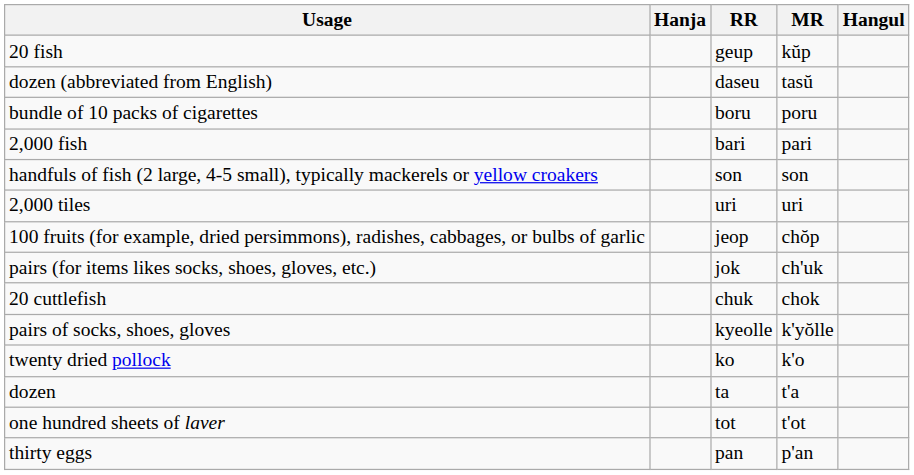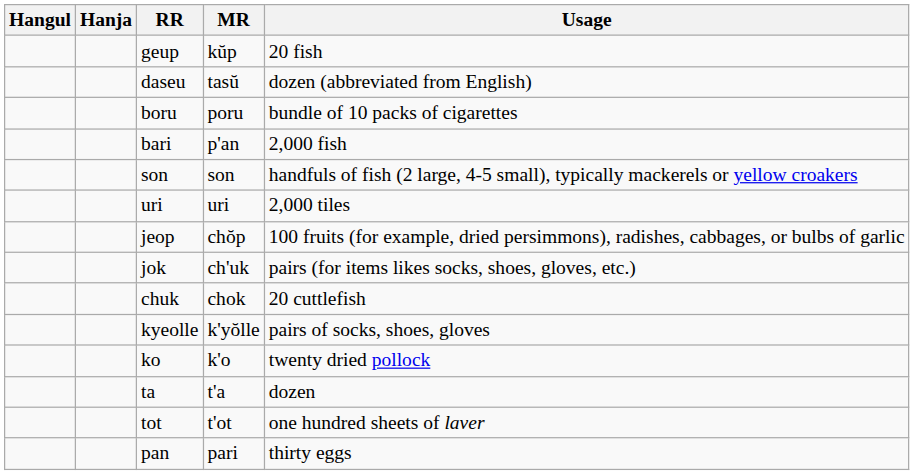columns swapped: (874, 19) <-> (327, 19)
(797, 143) pari -> (223, 143) p'an
(797, 453) p'an -> (223, 453) pari
